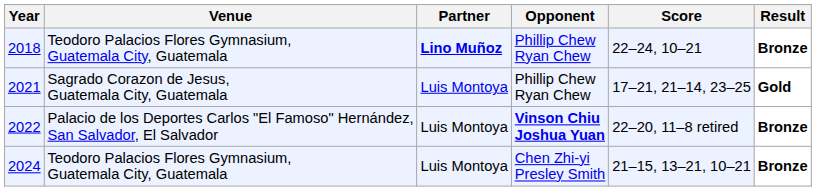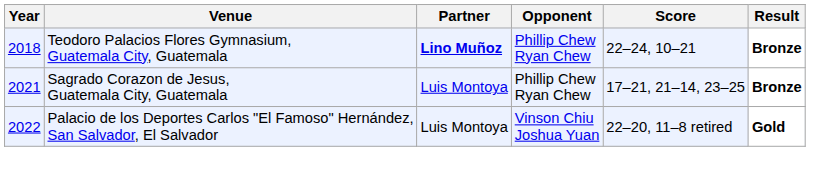(775, 87) Gold -> (777, 87) Bronze
(560, 127) bold -> (557, 127) normal
(783, 127) Bronze -> (769, 127) Gold
- row: (24, 166)
